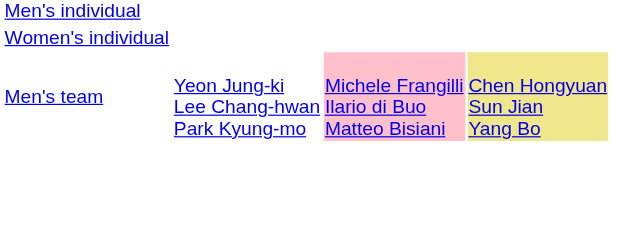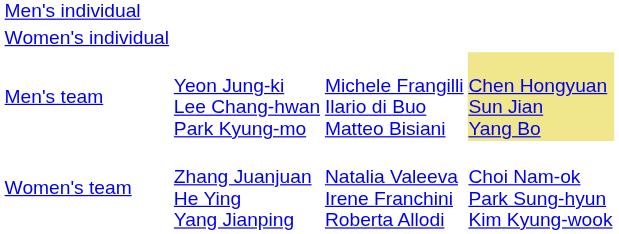(394, 107) pink background -> (394, 107) no background
+ row: (68, 187)
